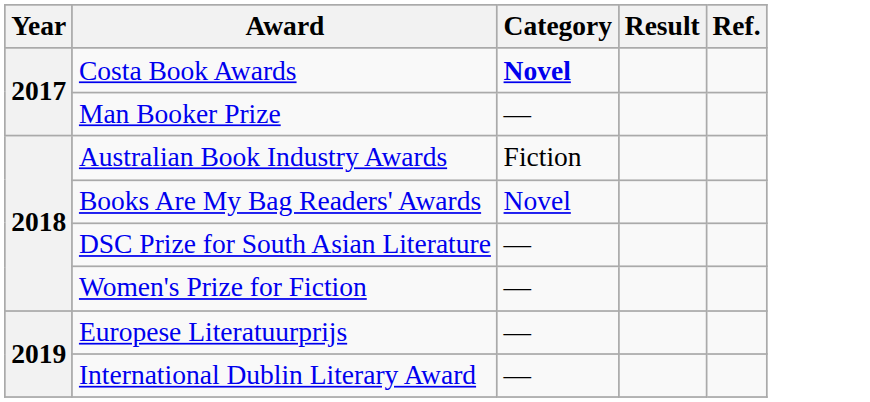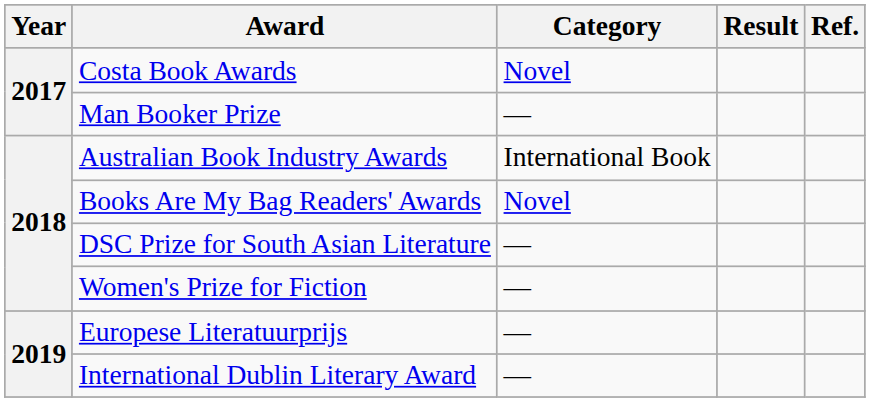(537, 69) bold -> (537, 69) normal
(543, 157) Fiction -> (607, 157) International Book
